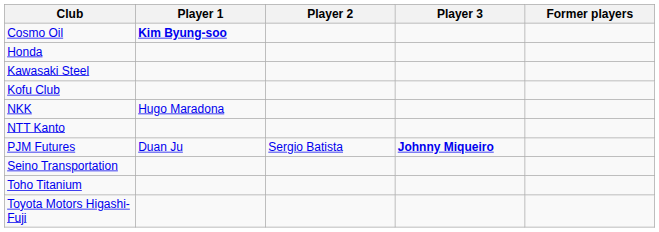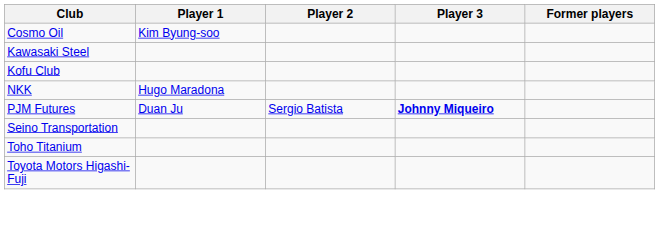(182, 33) bold -> (179, 33) normal
- row: (25, 52)
- row: (36, 128)
